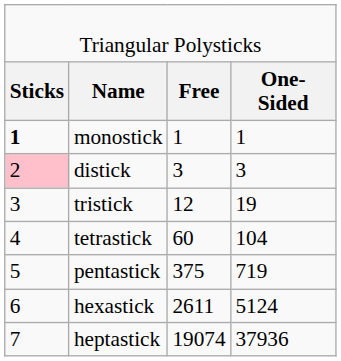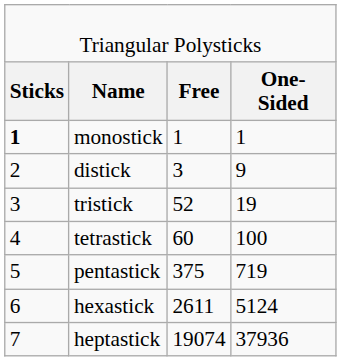(15, 170) pink background -> (15, 170) no background
(241, 170) 3 -> (241, 170) 9
(183, 204) 12 -> (183, 204) 52
(251, 237) 104 -> (251, 237) 100
